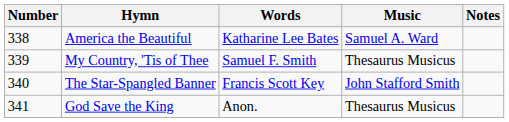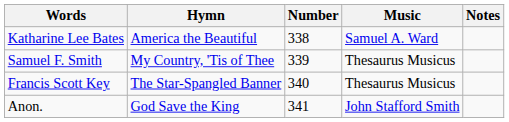columns swapped: (33, 15) <-> (280, 15)
(402, 83) John Stafford Smith -> (400, 83) Thesaurus Musicus
(400, 106) Thesaurus Musicus -> (402, 106) John Stafford Smith
